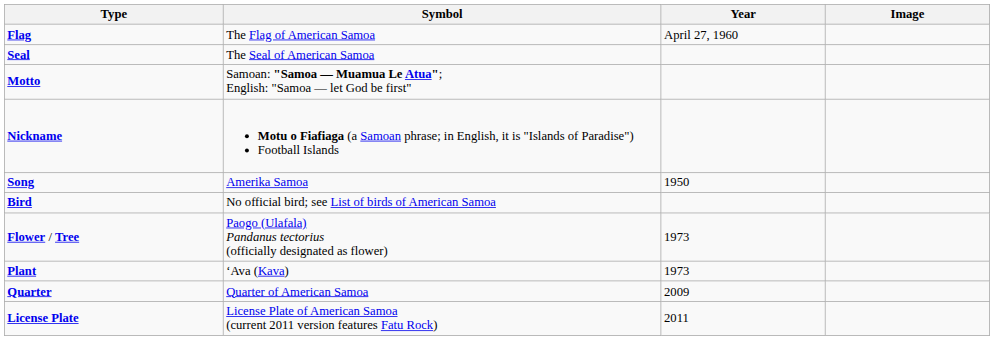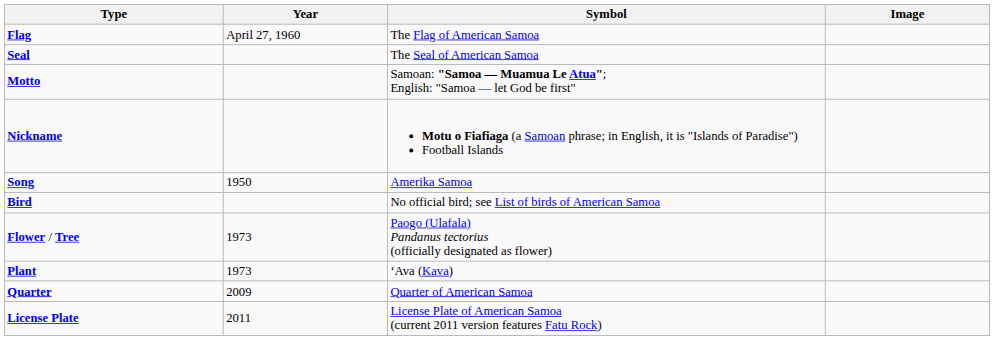columns swapped: (442, 14) <-> (743, 14)
